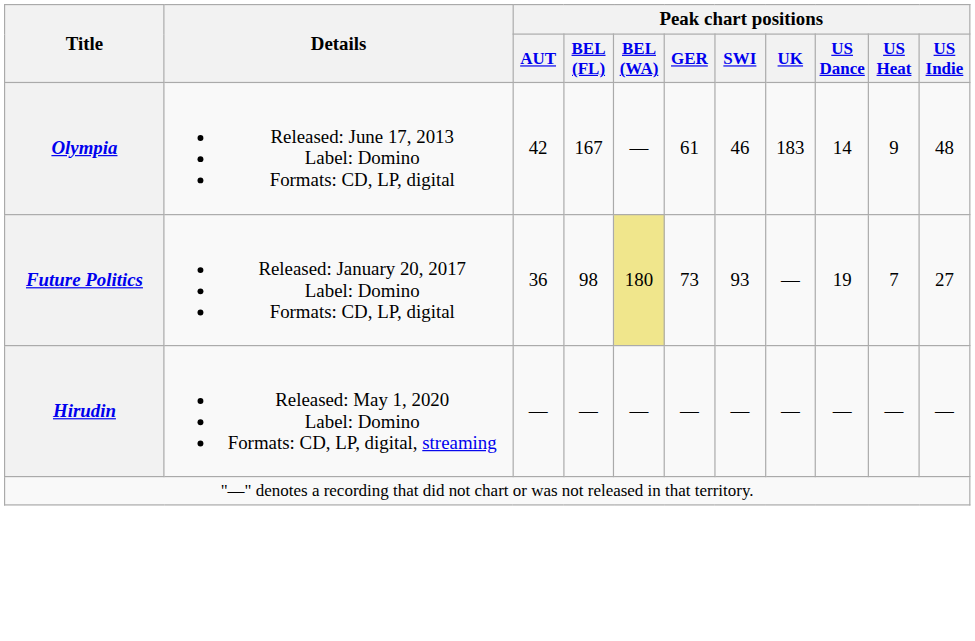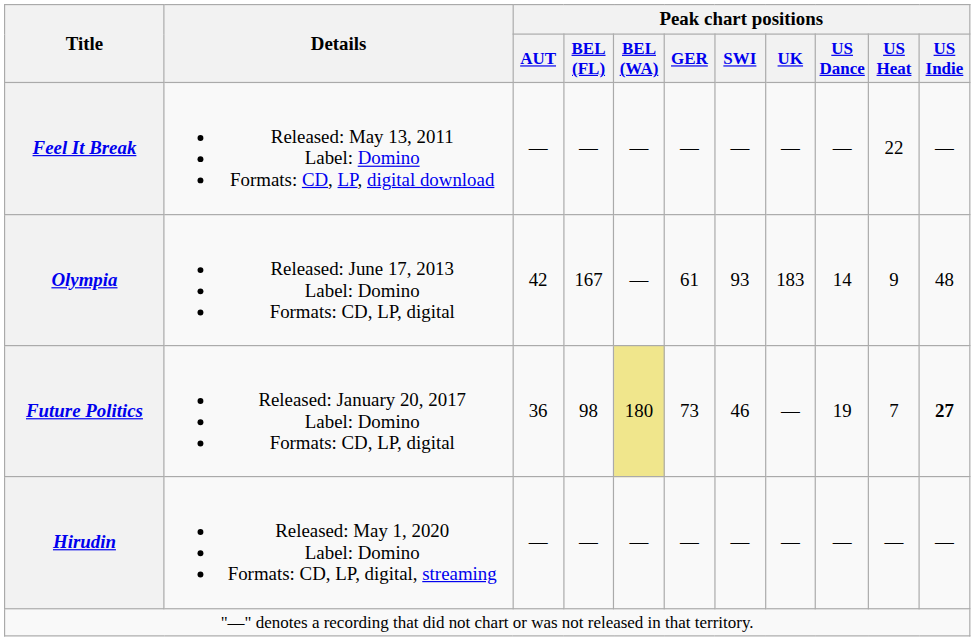+ row: (84, 148)
(740, 148) 46 -> (740, 279) 93
(740, 279) 93 -> (740, 411) 46
(944, 279) normal -> (944, 411) bold
